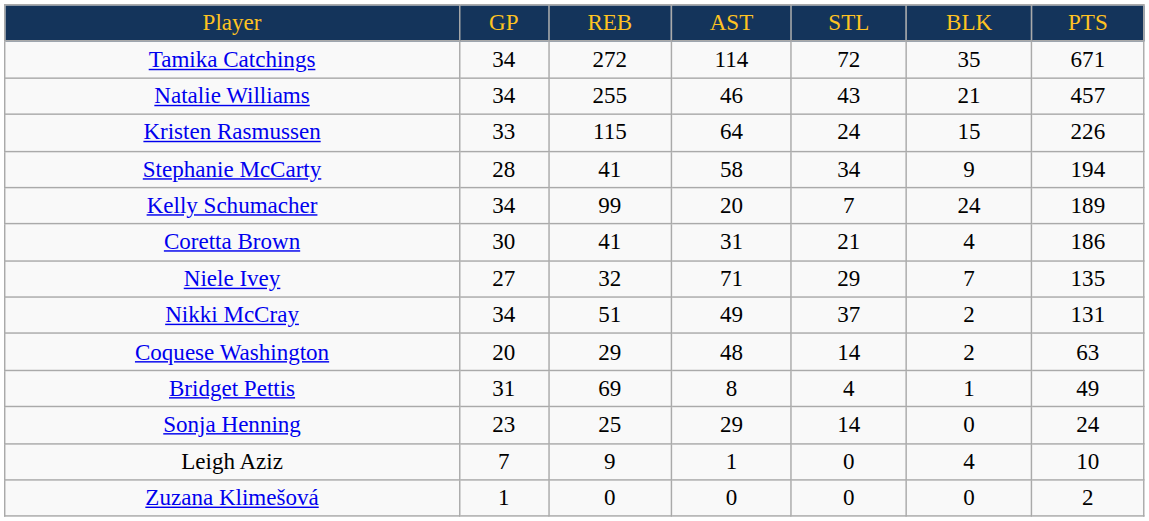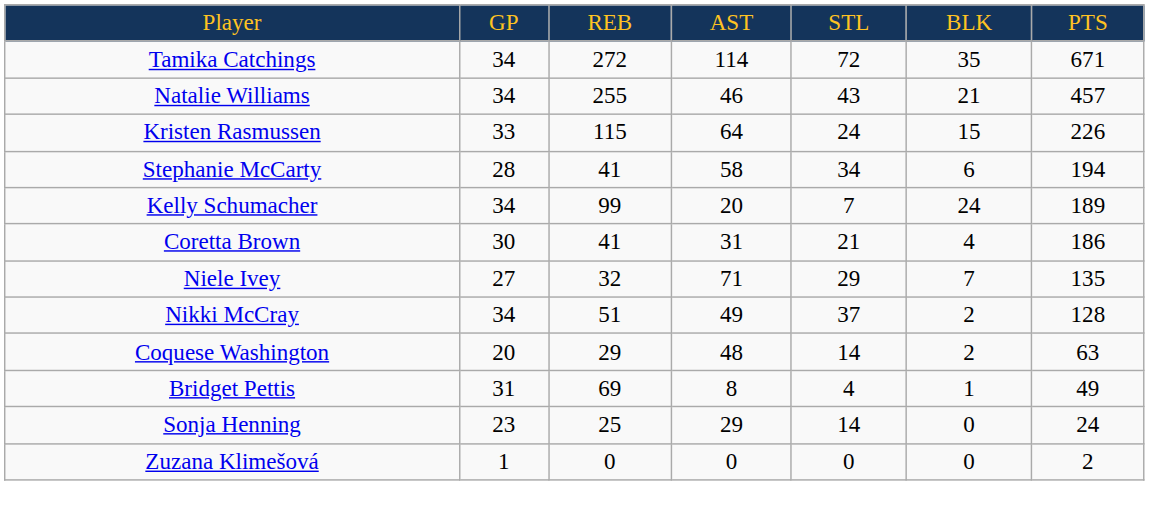(969, 168) 9 -> (969, 168) 6
(1088, 315) 131 -> (1088, 315) 128
- row: (232, 461)
